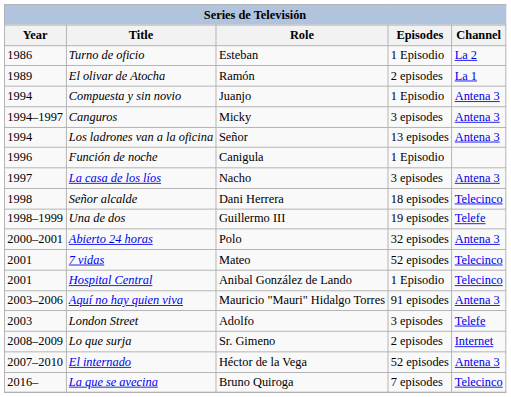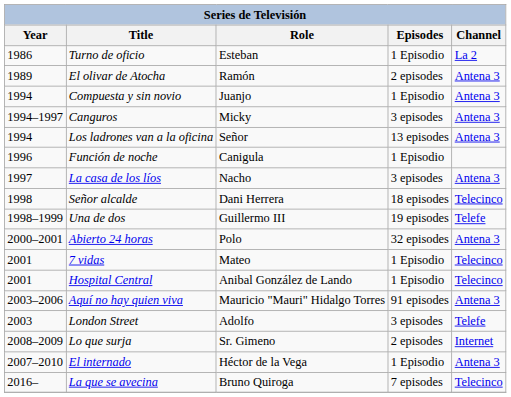(466, 76) La 1 -> (477, 76) Antena 3
(420, 260) 52 episodes -> (417, 260) 1 Episodio
(420, 362) 52 episodes -> (417, 362) 1 Episodio
